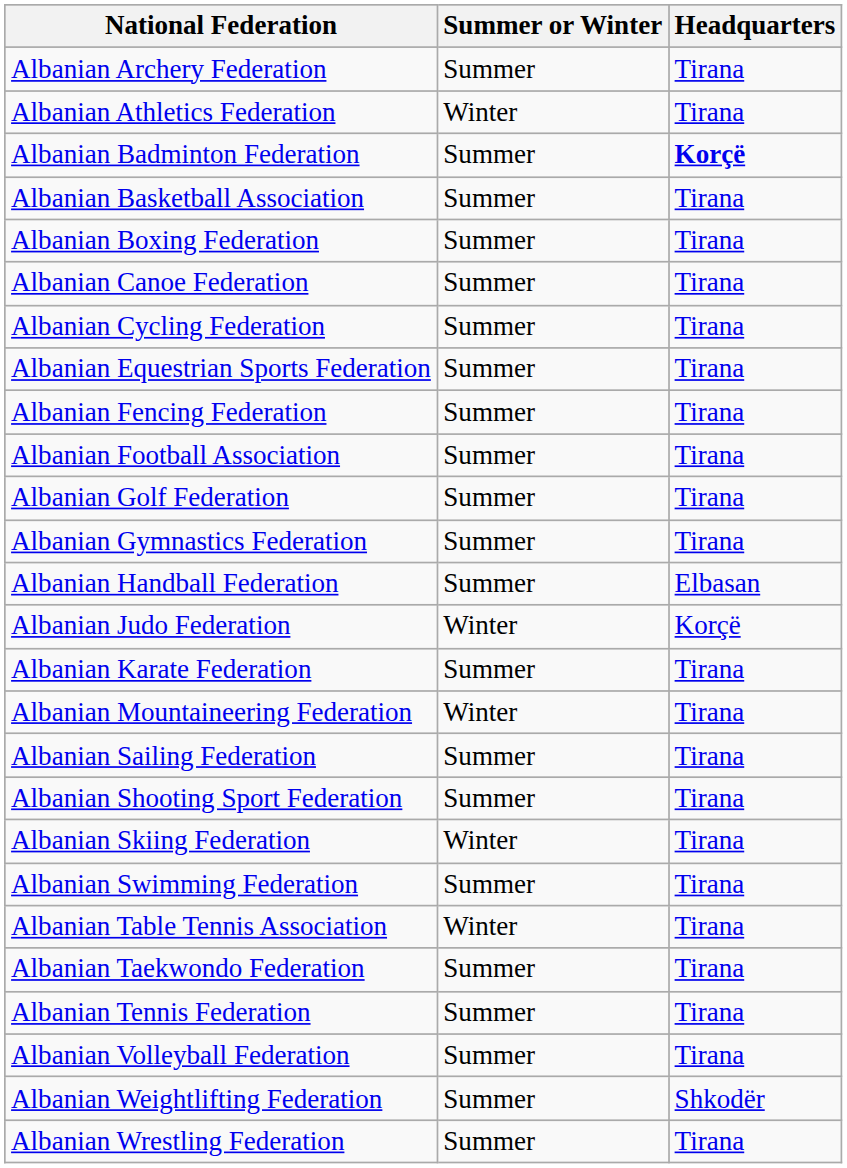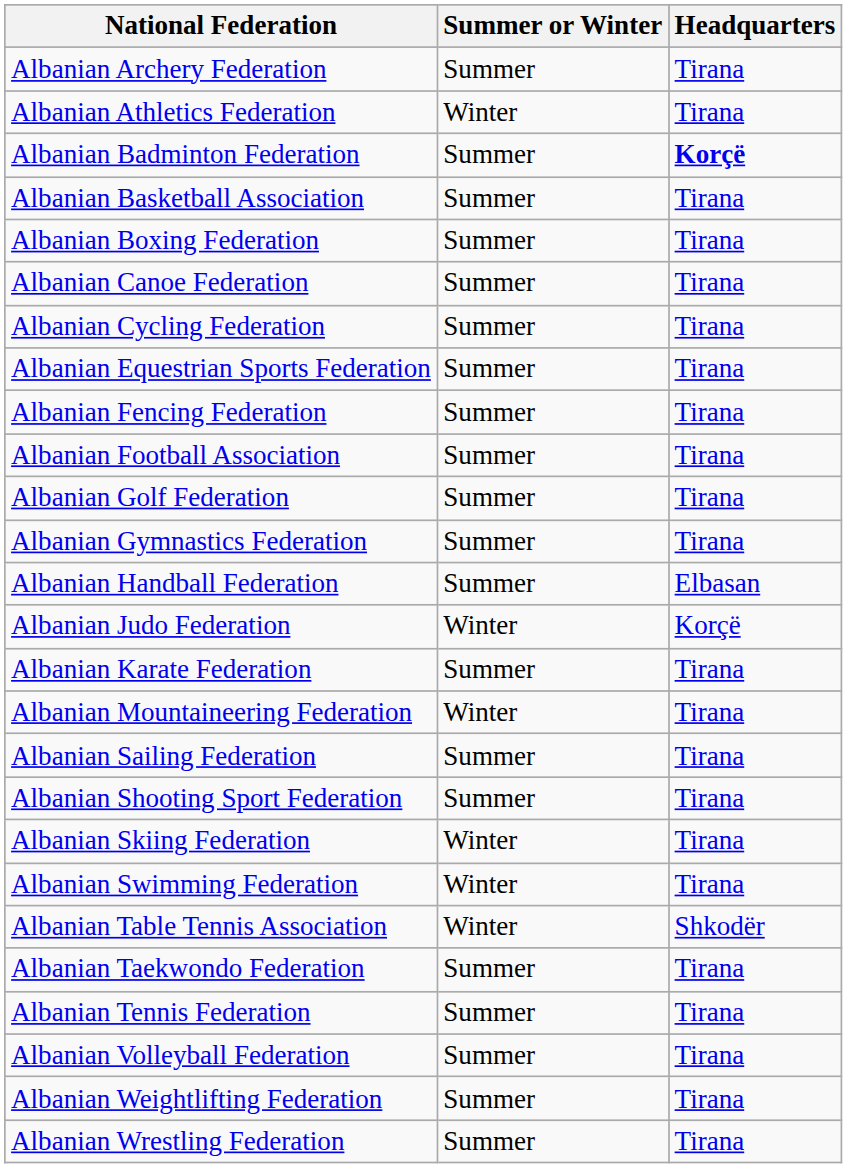(489, 883) Summer -> (480, 883) Winter
(709, 926) Tirana -> (720, 926) Shkodër
(720, 1098) Shkodër -> (709, 1098) Tirana
